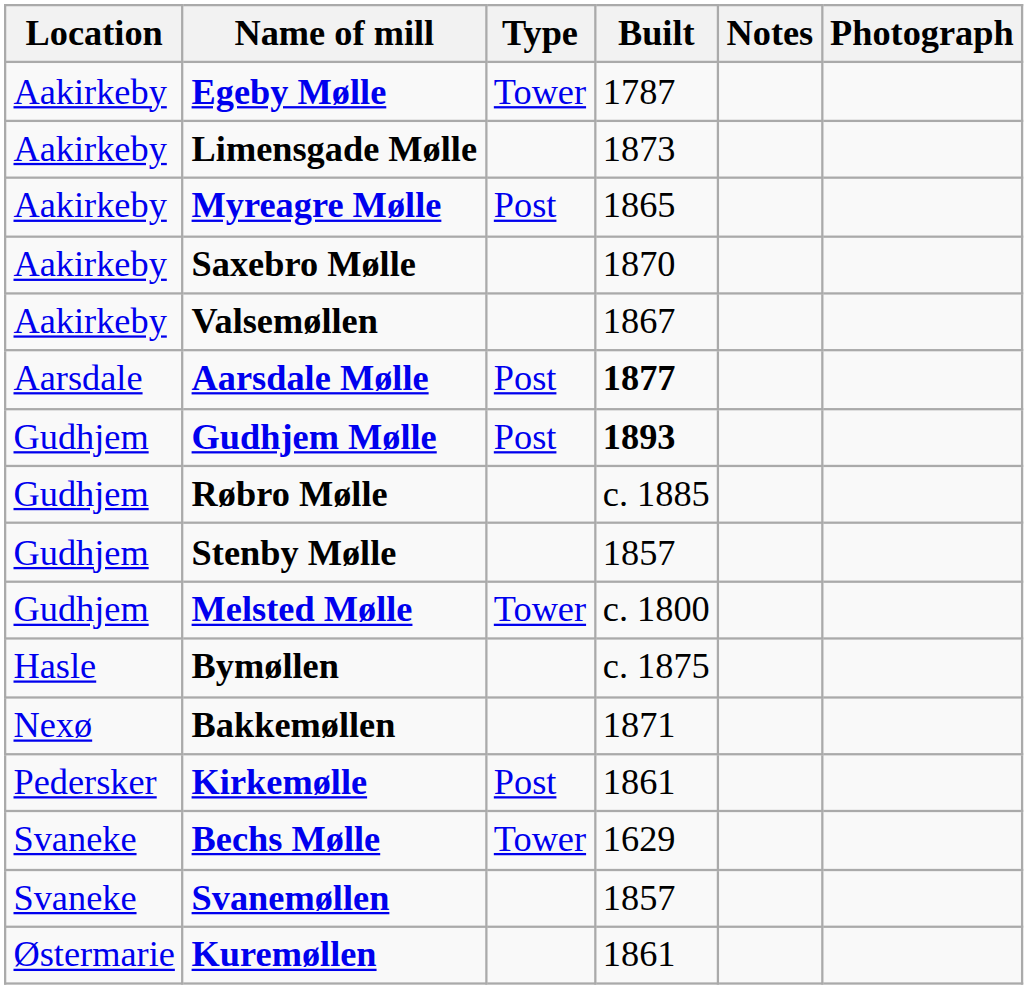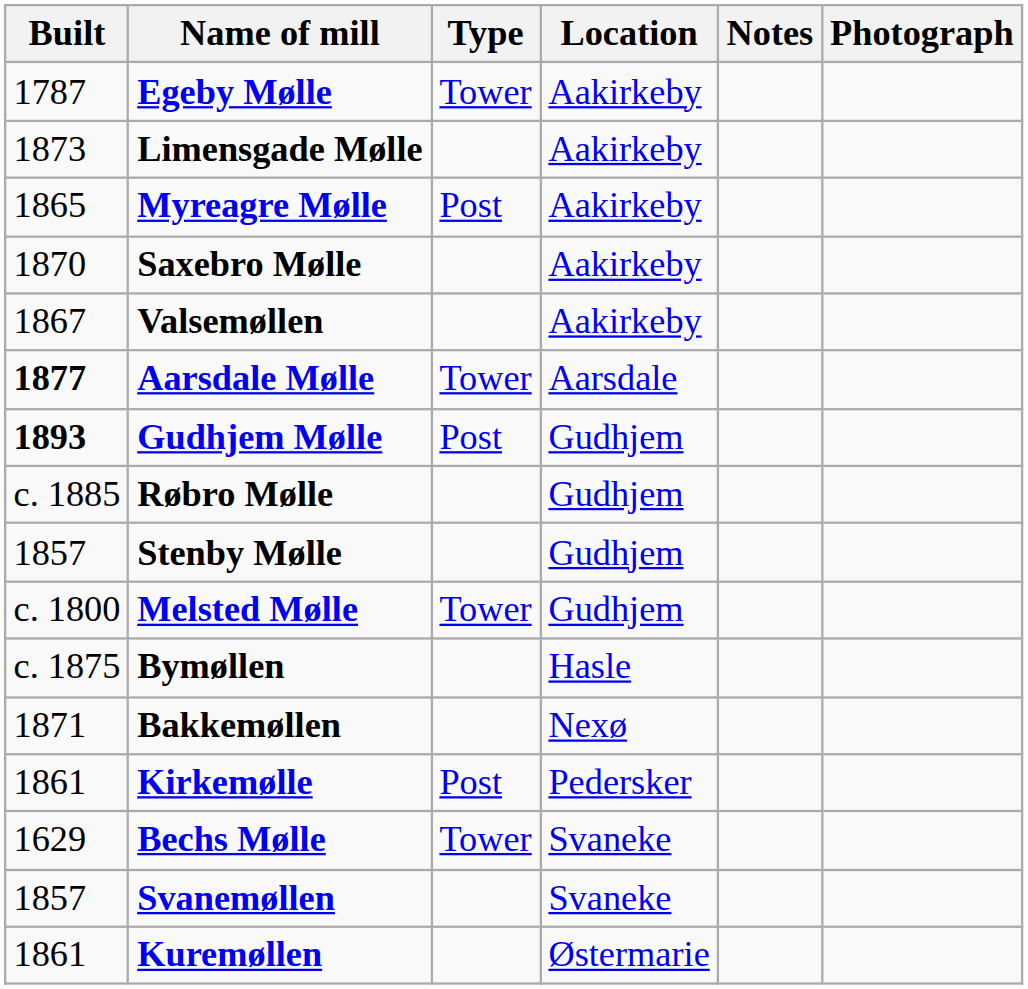columns swapped: (94, 33) <-> (656, 33)
(525, 378) Post -> (486, 378) Tower
